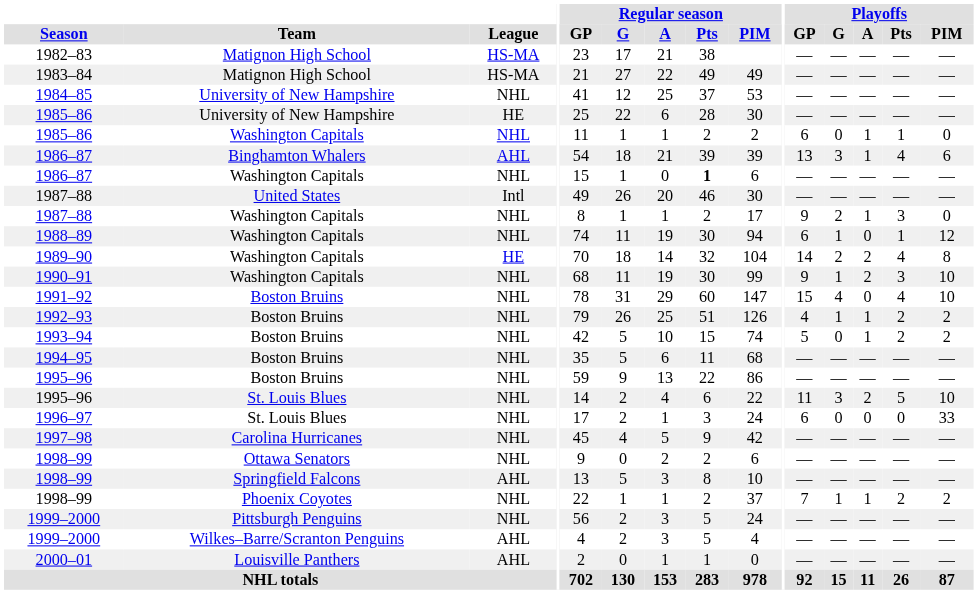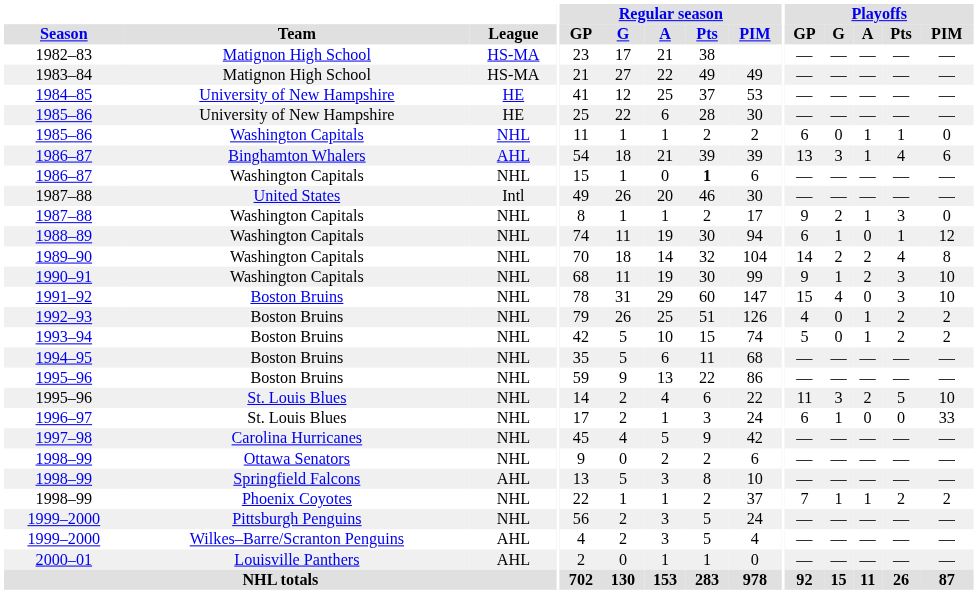(513, 94) NHL -> (513, 94) HE
(513, 256) HE -> (513, 256) NHL
(901, 296) 4 -> (901, 296) 3
(839, 317) 1 -> (839, 317) 0
(839, 418) 0 -> (839, 418) 1
